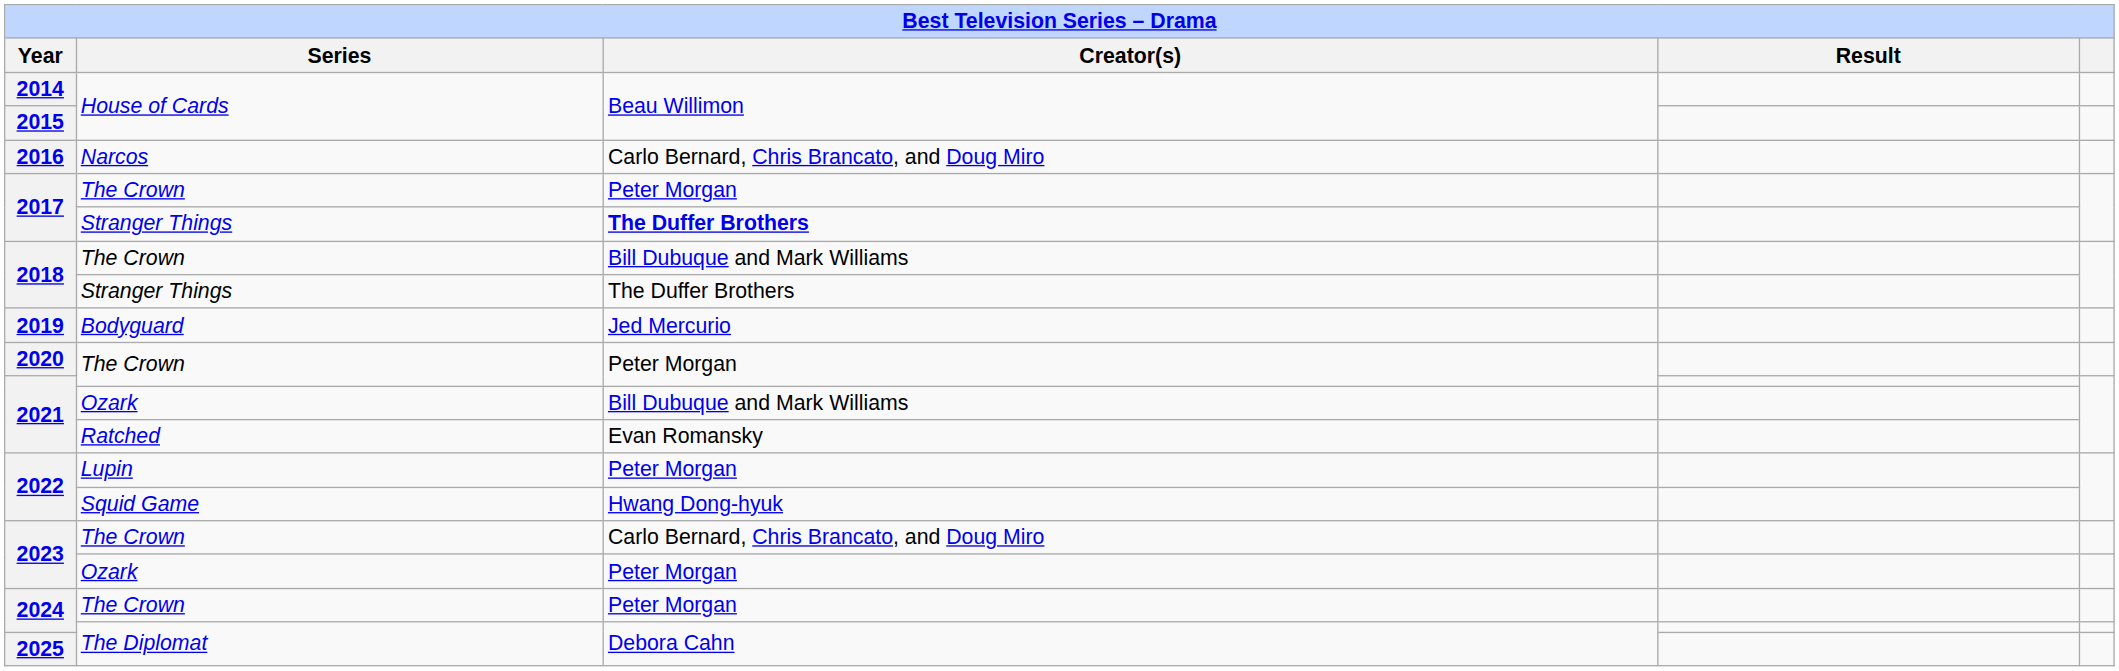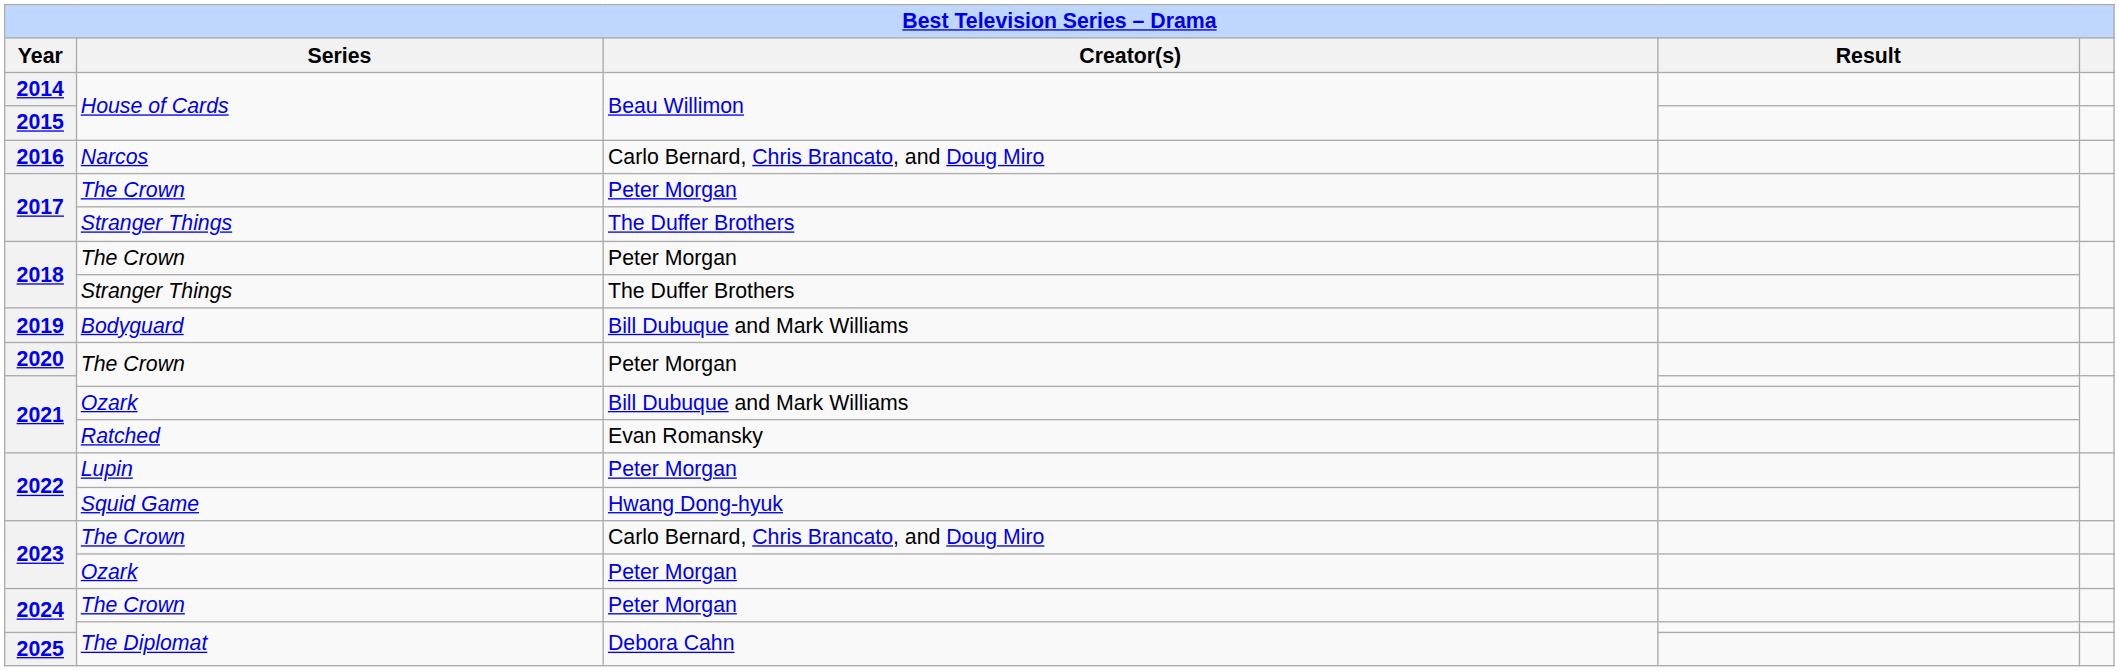(708, 223) bold -> (701, 223) normal
(758, 257) Bill Dubuque and Mark Williams -> (672, 257) Peter Morgan
(669, 325) Jed Mercurio -> (758, 325) Bill Dubuque and Mark Williams
